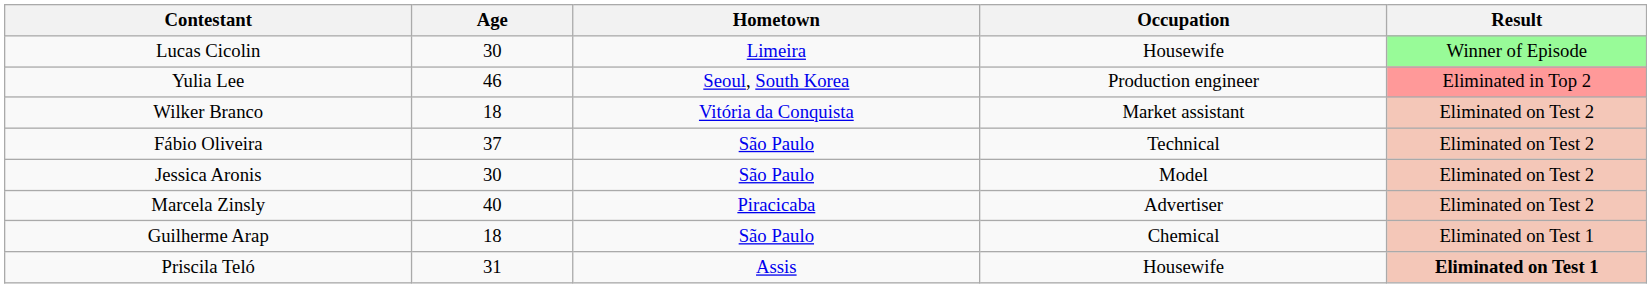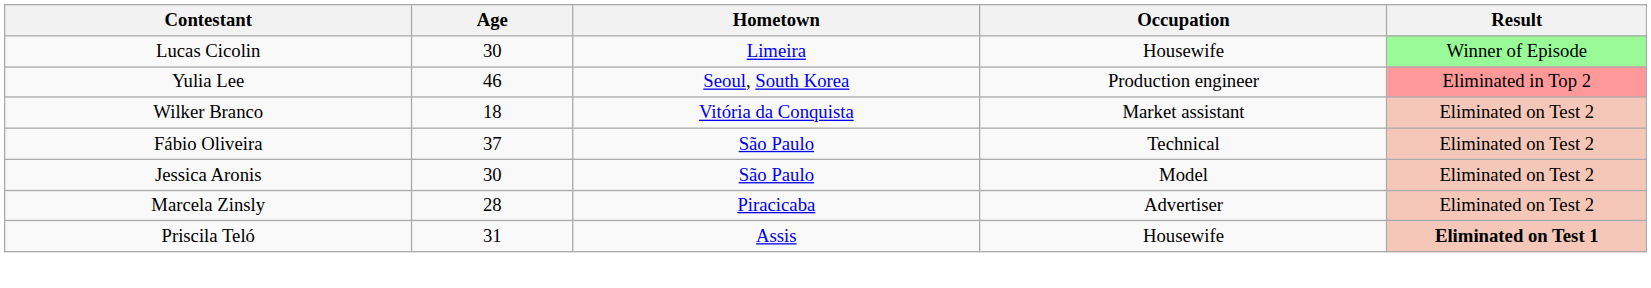(492, 205) 40 -> (492, 205) 28
- row: (208, 236)
